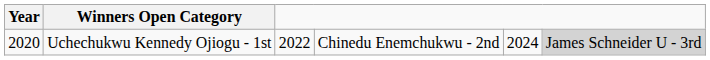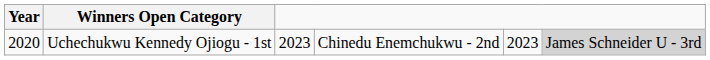(295, 42) 2022 -> (295, 42) 2023
(523, 42) 2024 -> (523, 42) 2023
